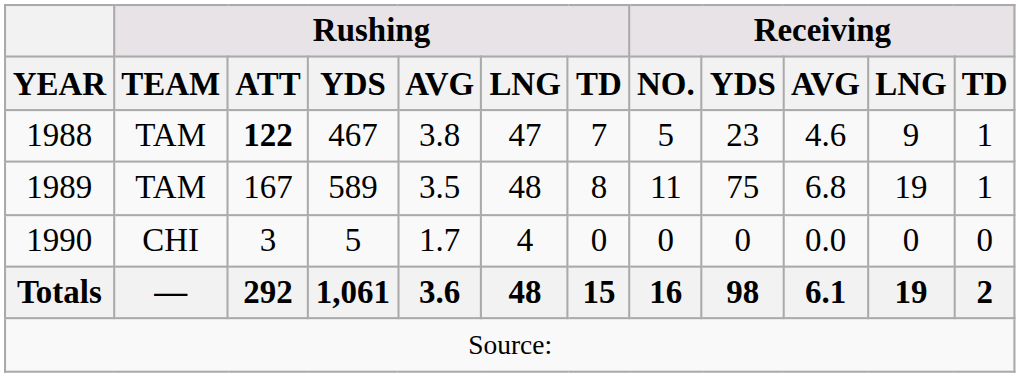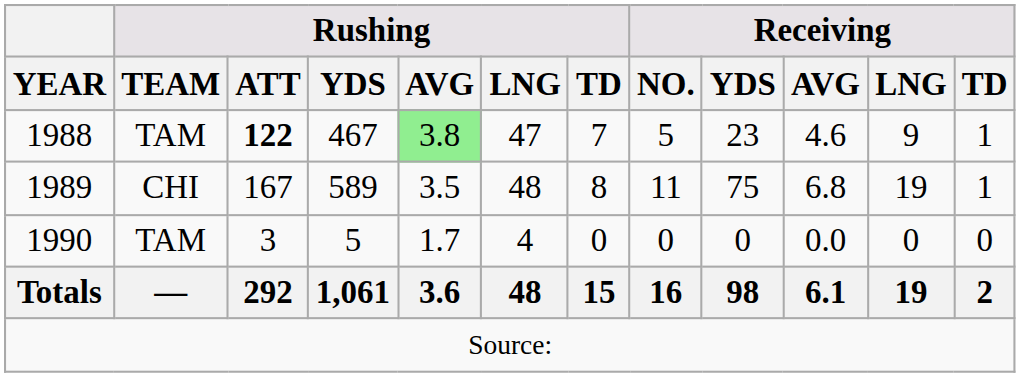(440, 135) no background -> (440, 135) lightgreen background
(171, 187) TAM -> (171, 187) CHI
(171, 239) CHI -> (171, 239) TAM
